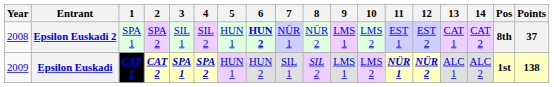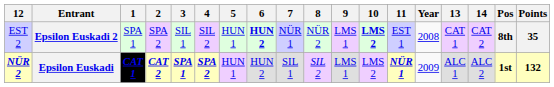columns swapped: (18, 12) <-> (427, 12)
(371, 37) normal -> (373, 37) bold
(532, 37) 37 -> (533, 37) 35
(532, 67) 138 -> (533, 67) 132
